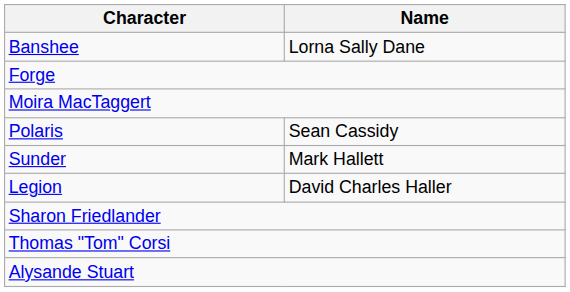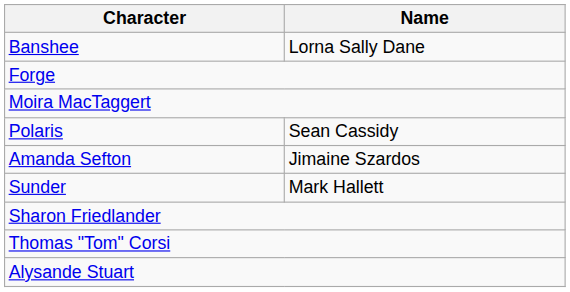+ row: (70, 159)
- row: (35, 187)
